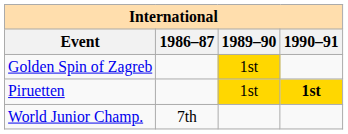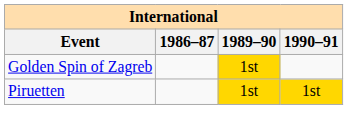(311, 91) bold -> (311, 91) normal
- row: (76, 116)
